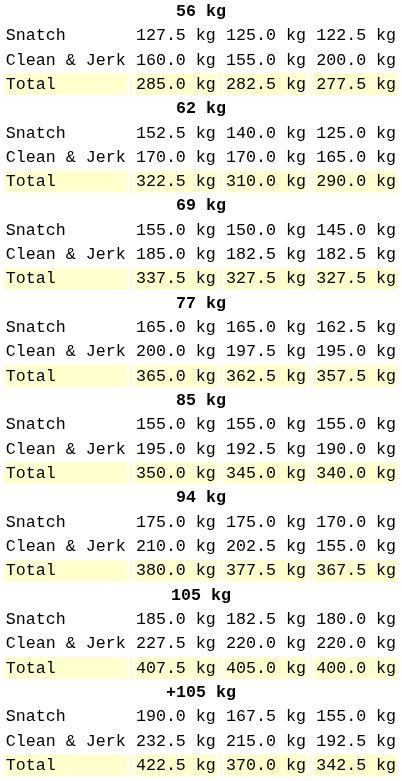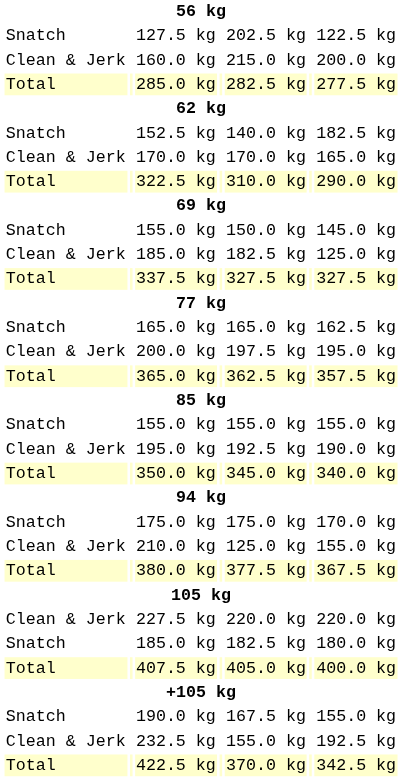(266, 36) 125.0 kg -> (266, 36) 202.5 kg
(266, 60) 155.0 kg -> (266, 60) 215.0 kg
(356, 133) 125.0 kg -> (356, 133) 182.5 kg
(356, 255) 182.5 kg -> (356, 255) 125.0 kg
(266, 546) 202.5 kg -> (266, 546) 125.0 kg
rows swapped: (36, 619) <-> (66, 644)
(266, 741) 215.0 kg -> (266, 741) 155.0 kg
